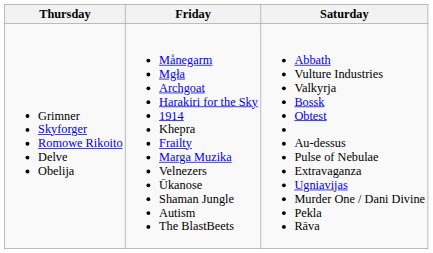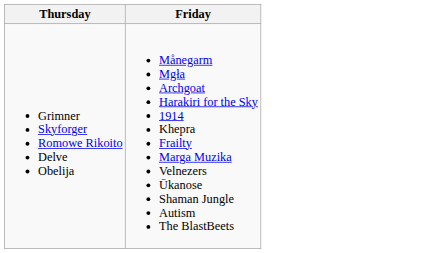- column: (344, 14)
